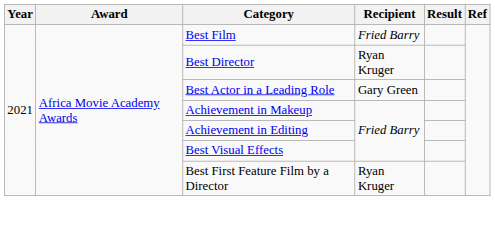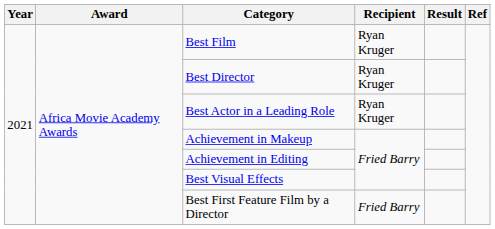(389, 34) Fried Barry -> (376, 42) Ryan Kruger
(388, 89) Gary Green -> (376, 111) Ryan Kruger
(376, 178) Ryan Kruger -> (389, 207) Fried Barry
